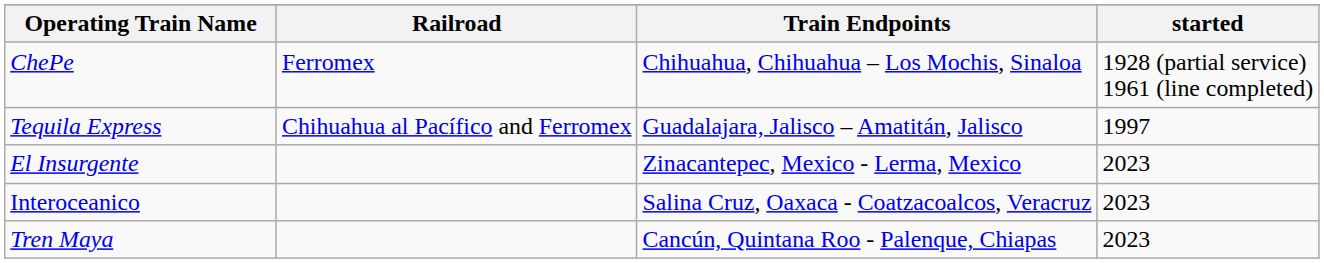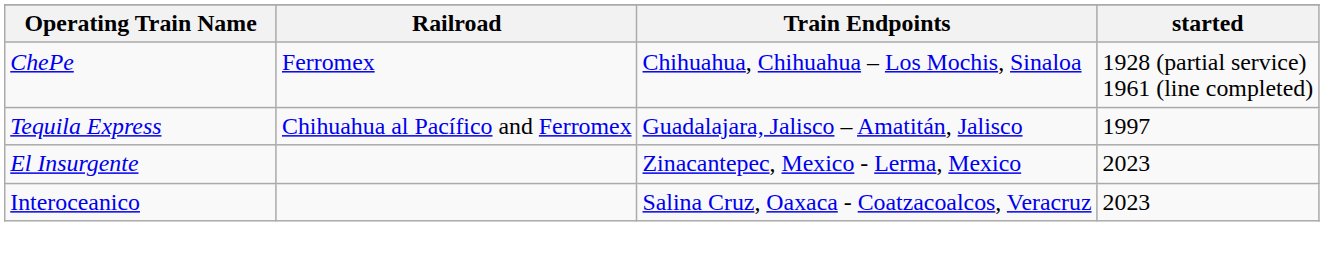- row: (62, 239)
